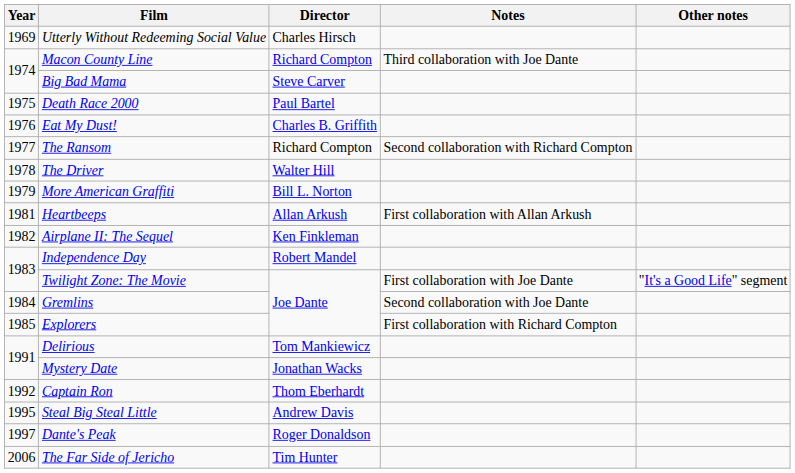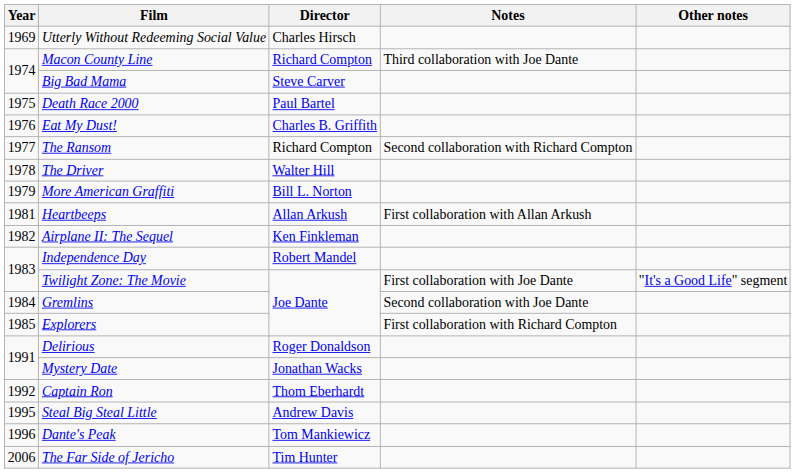(321, 346) Tom Mankiewicz -> (321, 346) Roger Donaldson
(22, 434) 1997 -> (22, 434) 1996
(321, 434) Roger Donaldson -> (321, 434) Tom Mankiewicz
